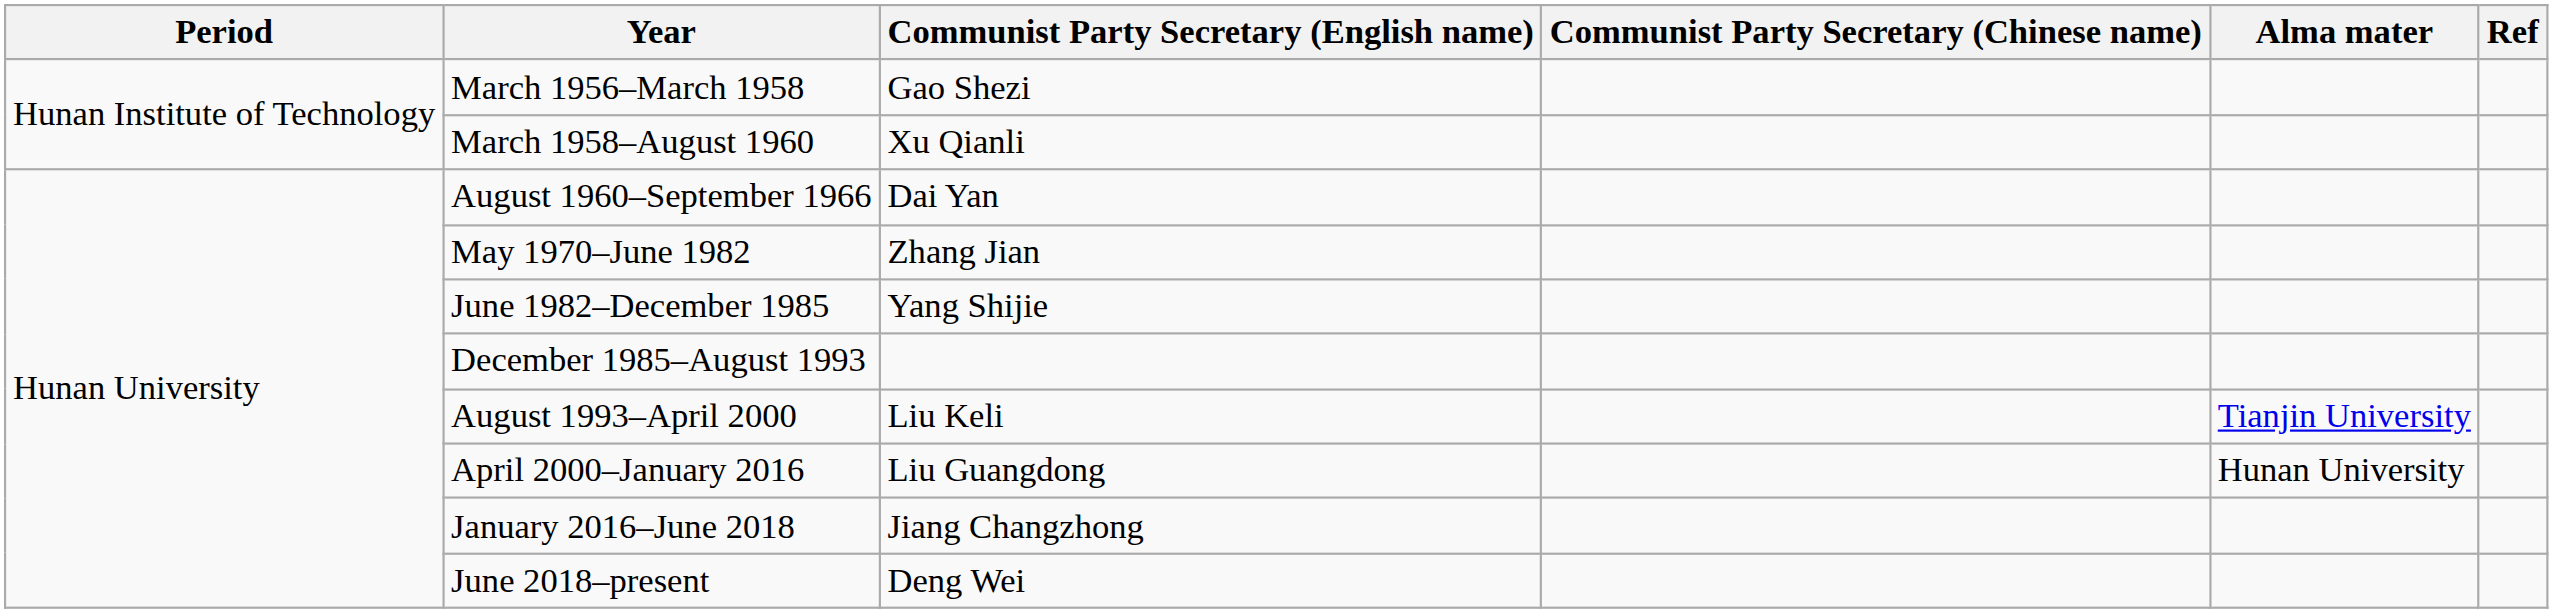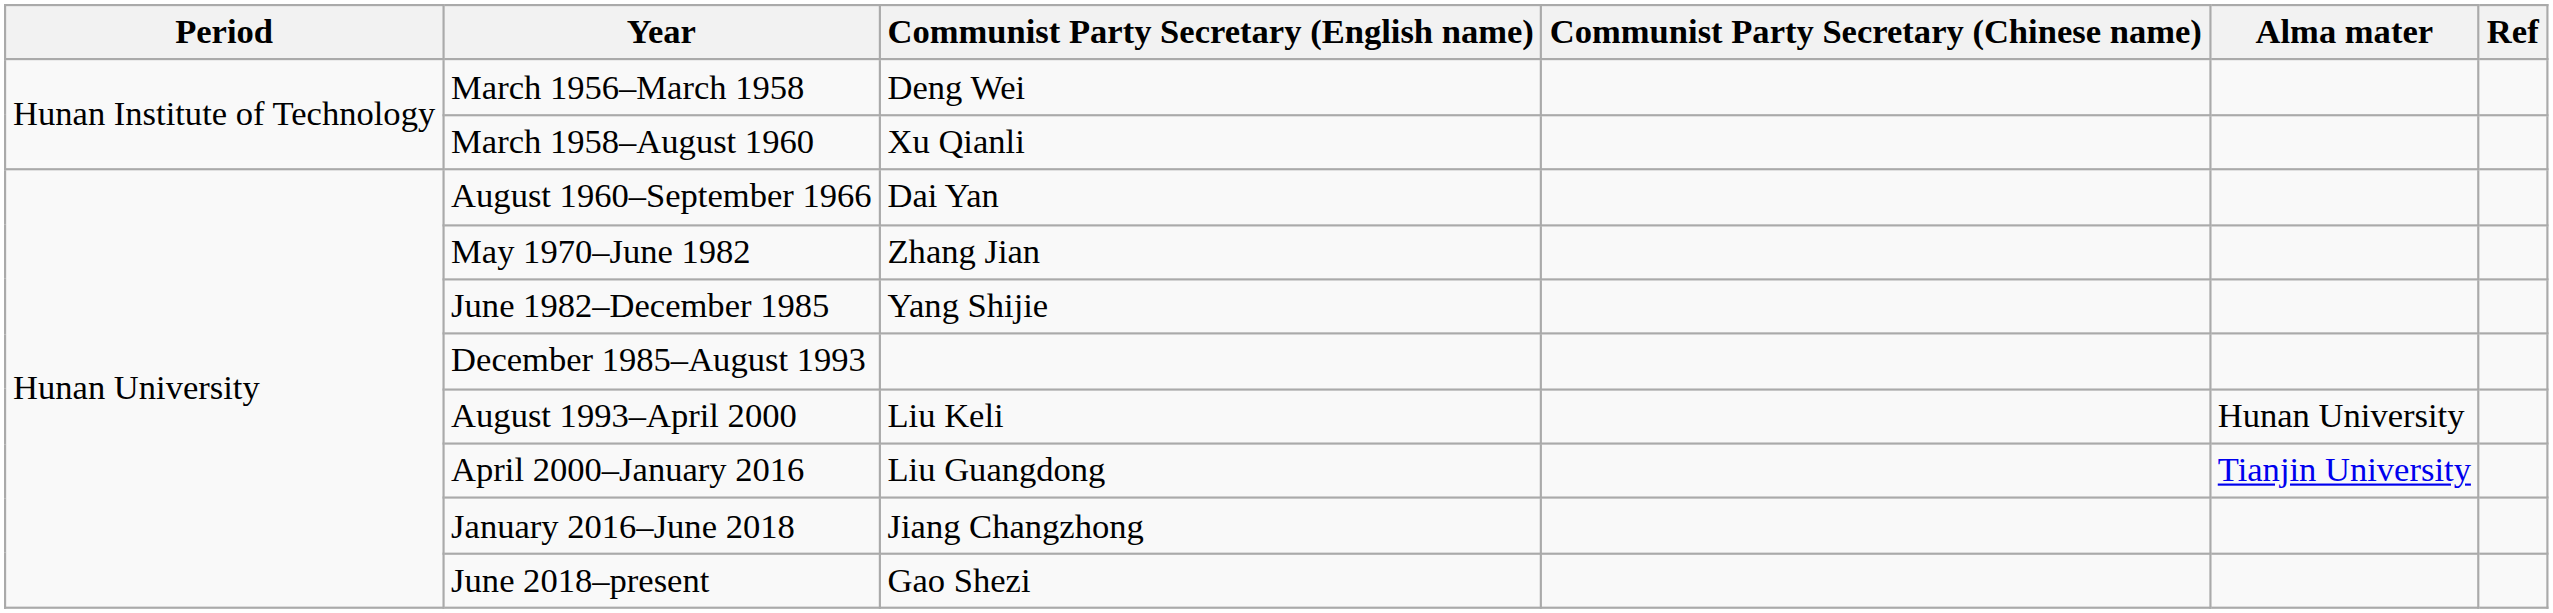(959, 86) Gao Shezi -> (956, 86) Deng Wei
(2344, 415) Tianjin University -> (2341, 415) Hunan University
(2341, 470) Hunan University -> (2344, 470) Tianjin University
(956, 580) Deng Wei -> (959, 580) Gao Shezi
